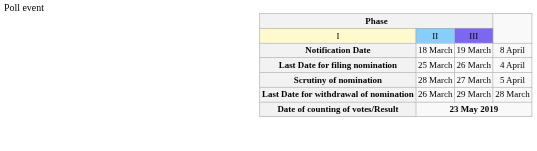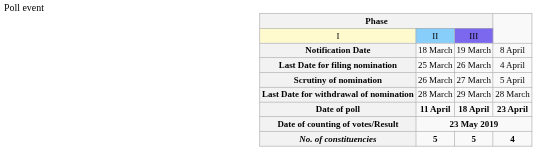(435, 79) 28 March -> (435, 79) 26 March
(435, 94) 26 March -> (435, 94) 28 March
+ row: (338, 109)
+ row: (338, 138)
